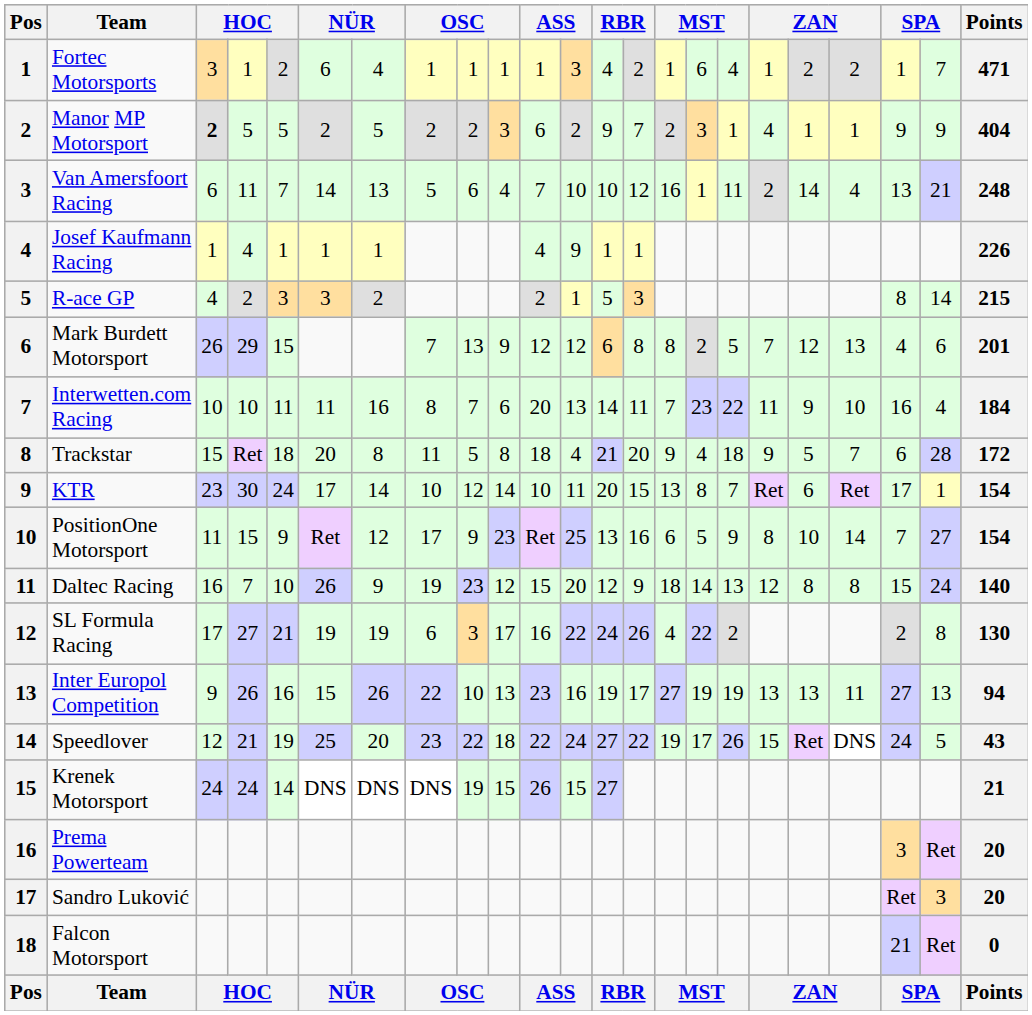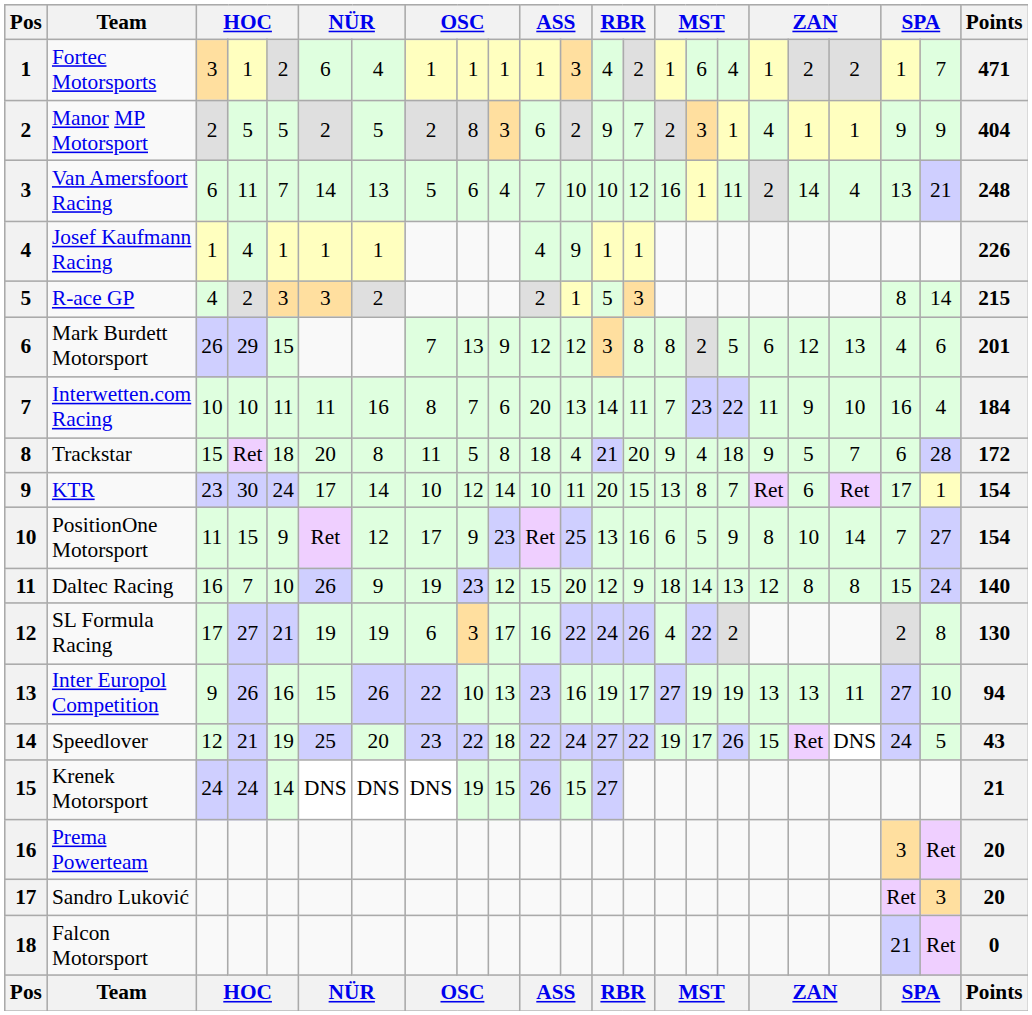(212, 129) bold -> (212, 129) normal
(473, 129) 2 -> (473, 129) 8
(607, 346) 6 -> (607, 346) 3
(769, 346) 7 -> (769, 346) 6
(941, 693) 13 -> (941, 693) 10
